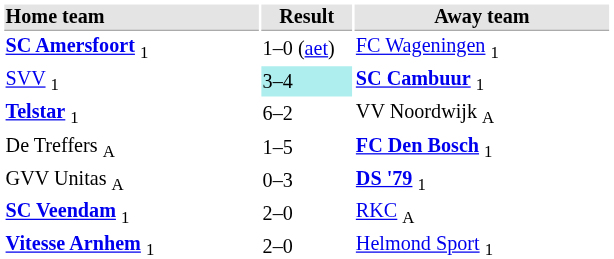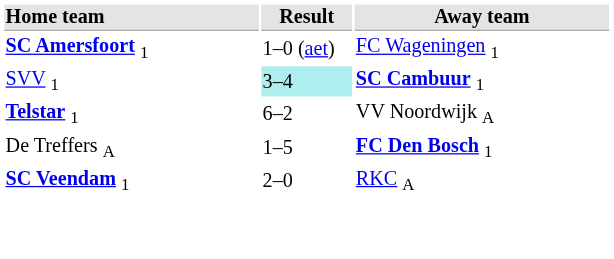- row: (65, 180)
- row: (80, 246)
